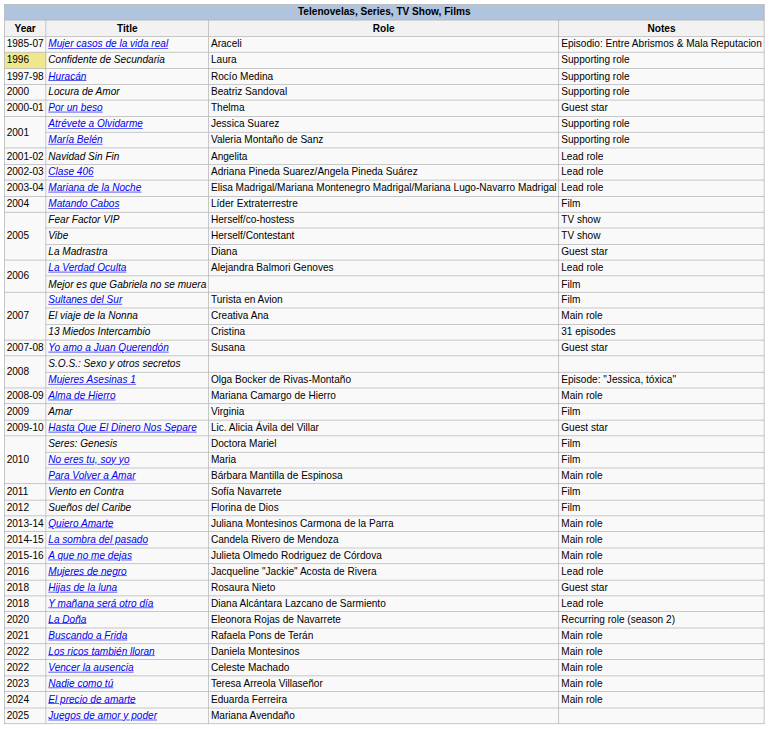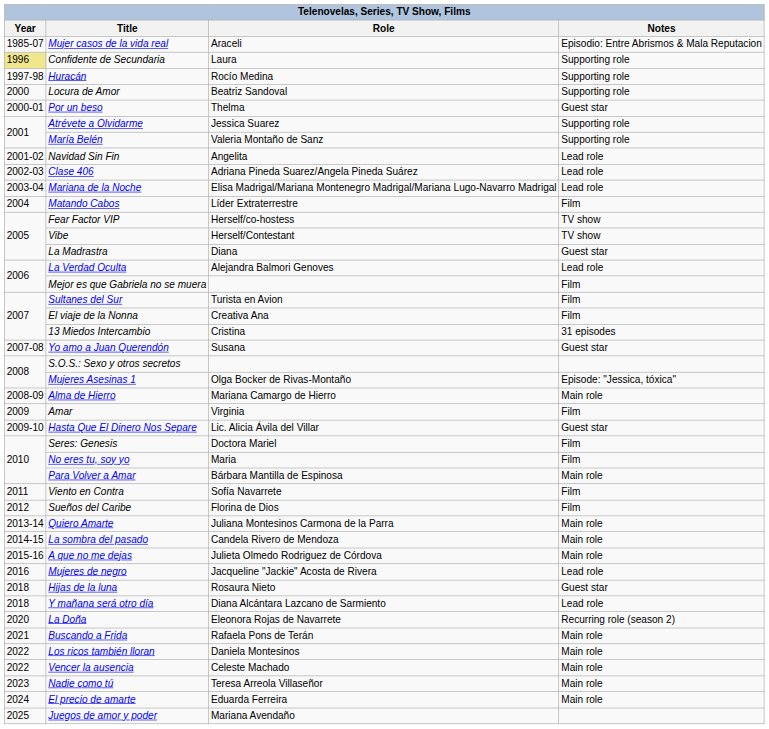(582, 316) Main role -> (571, 316) Film
